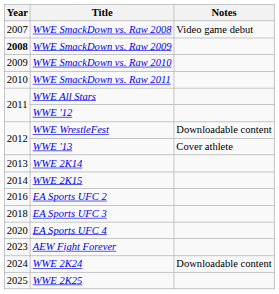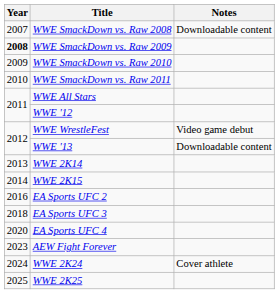(215, 29) Video game debut -> (224, 29) Downloadable content
(224, 130) Downloadable content -> (215, 130) Video game debut
(205, 146) Cover athlete -> (224, 146) Downloadable content
(224, 264) Downloadable content -> (205, 264) Cover athlete
